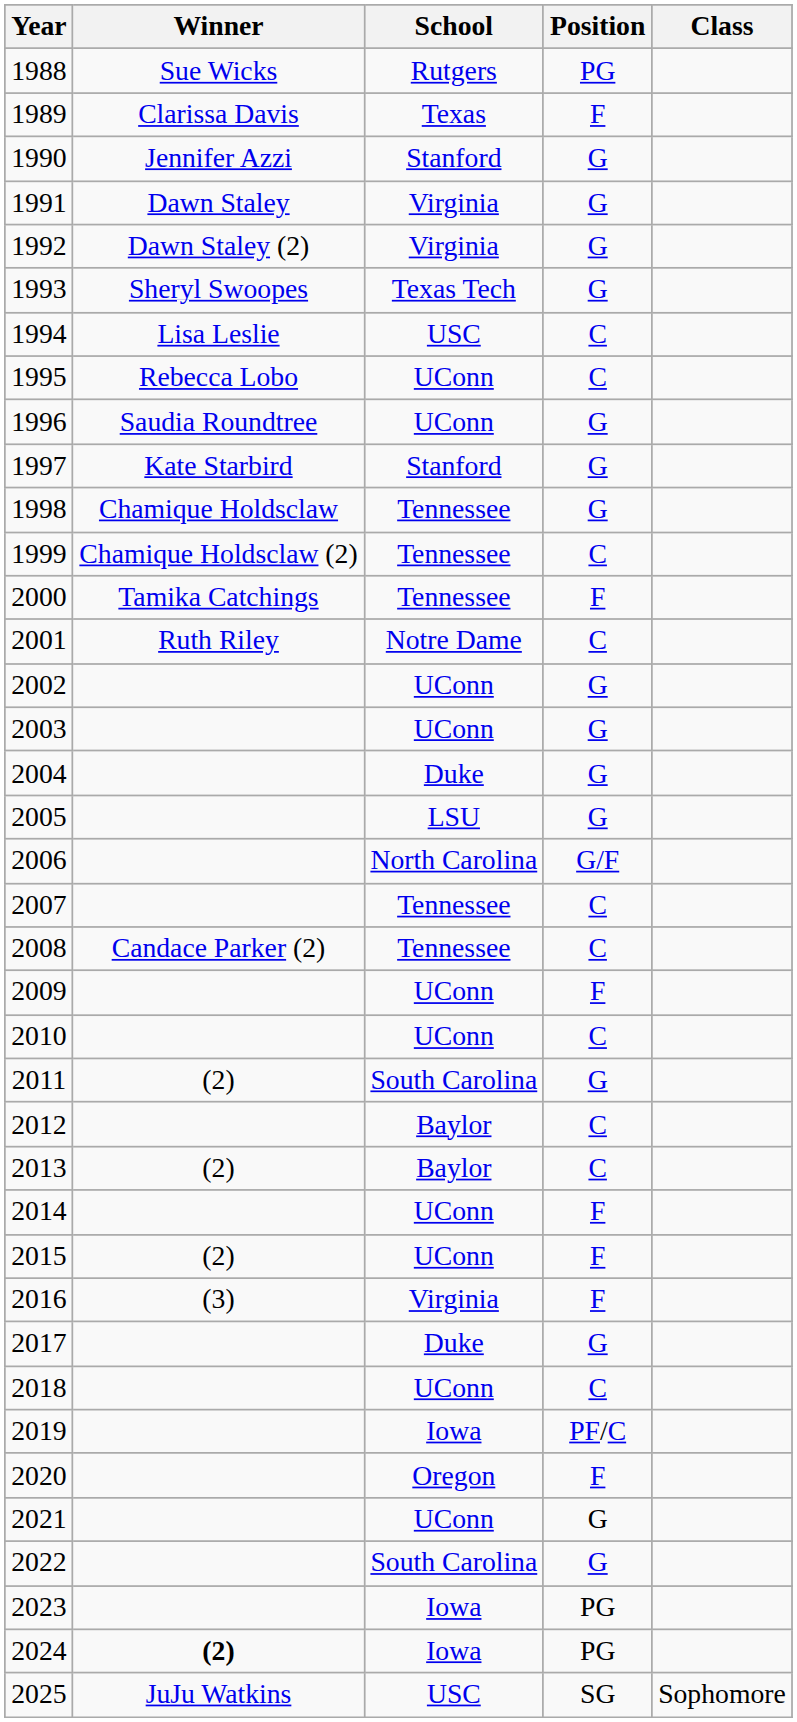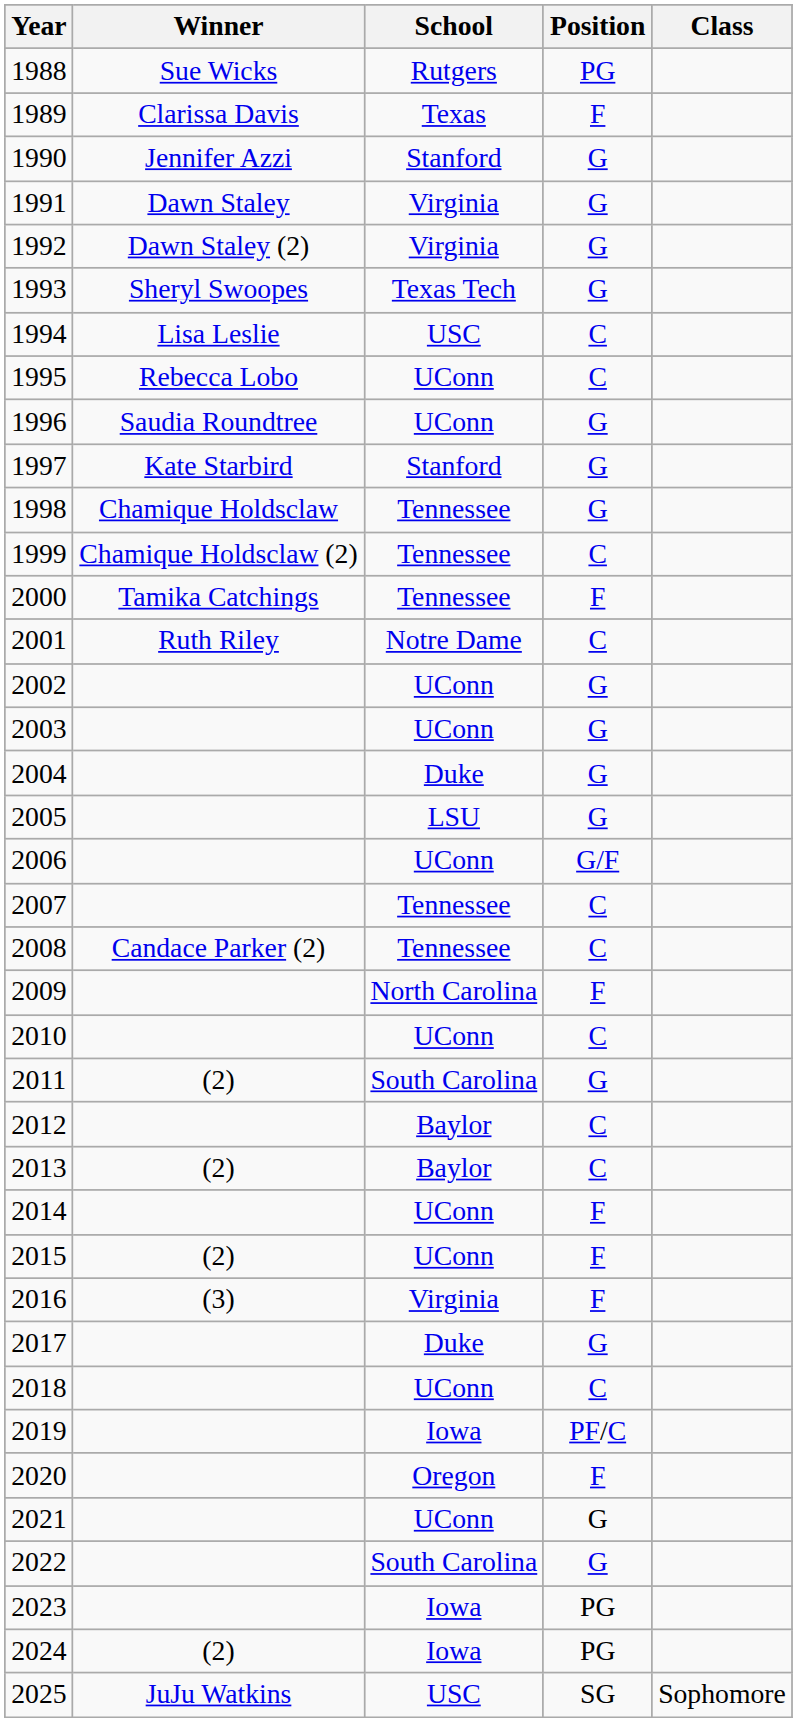(454, 860) North Carolina -> (454, 860) UConn
(454, 992) UConn -> (454, 992) North Carolina
(218, 1650) bold -> (218, 1650) normal
